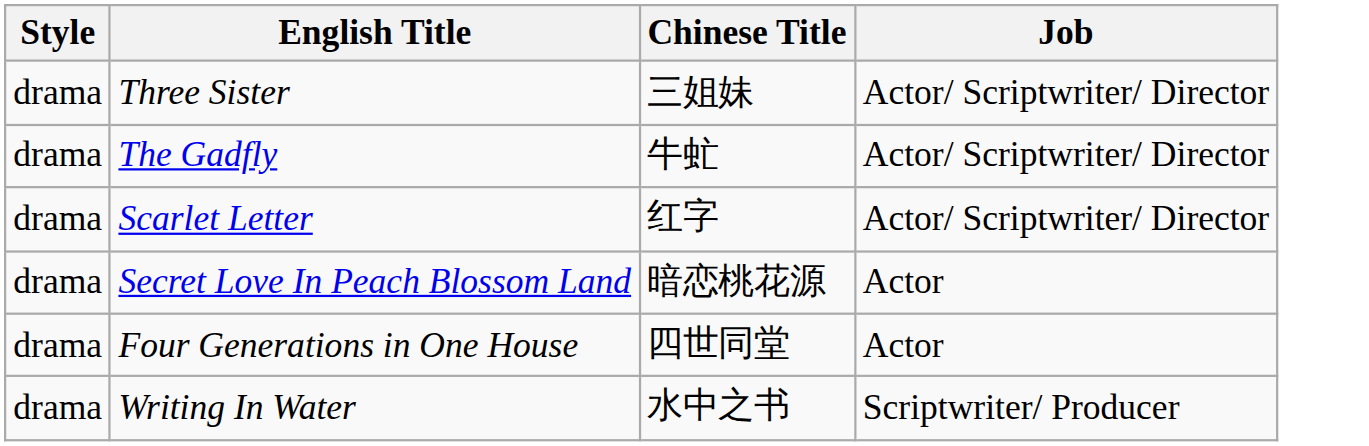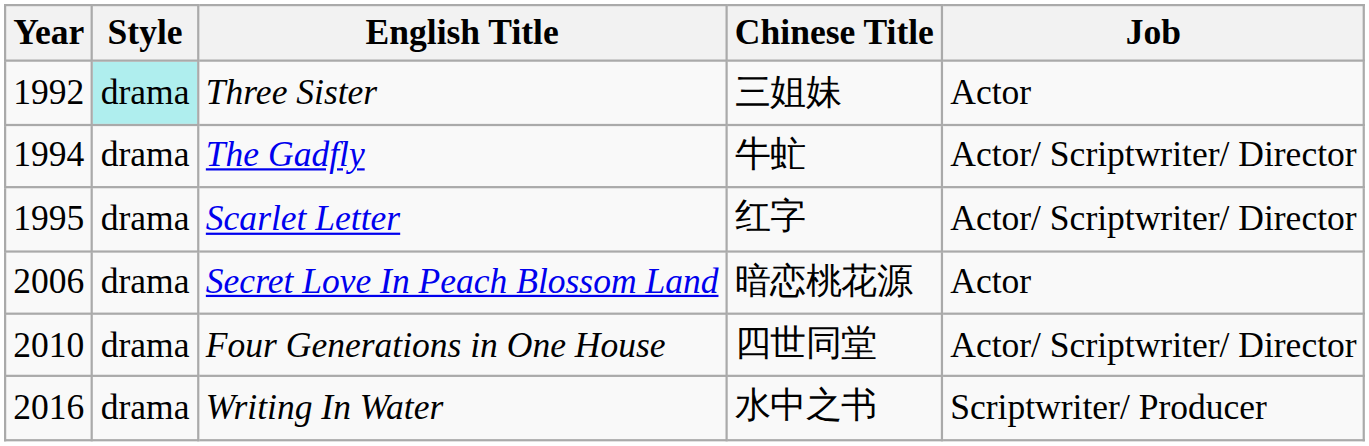+ column: (49, 32)
(58, 92) no background -> (145, 92) paleturquoise background
(1066, 92) Actor/ Scriptwriter/ Director -> (991, 92) Actor
(903, 344) Actor -> (1153, 344) Actor/ Scriptwriter/ Director
